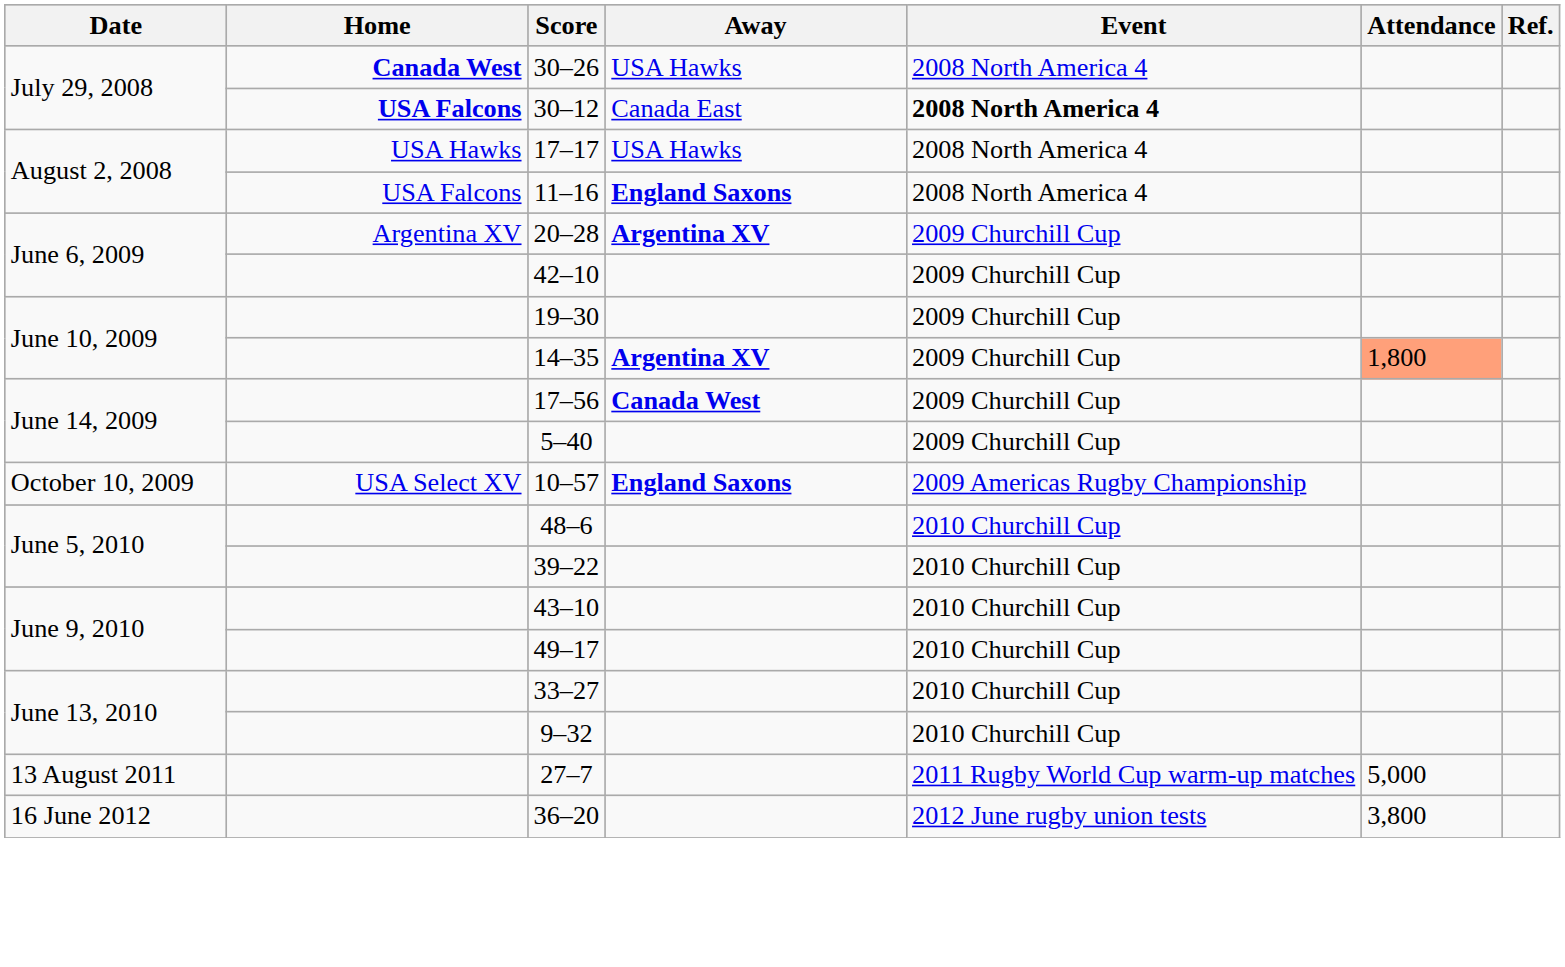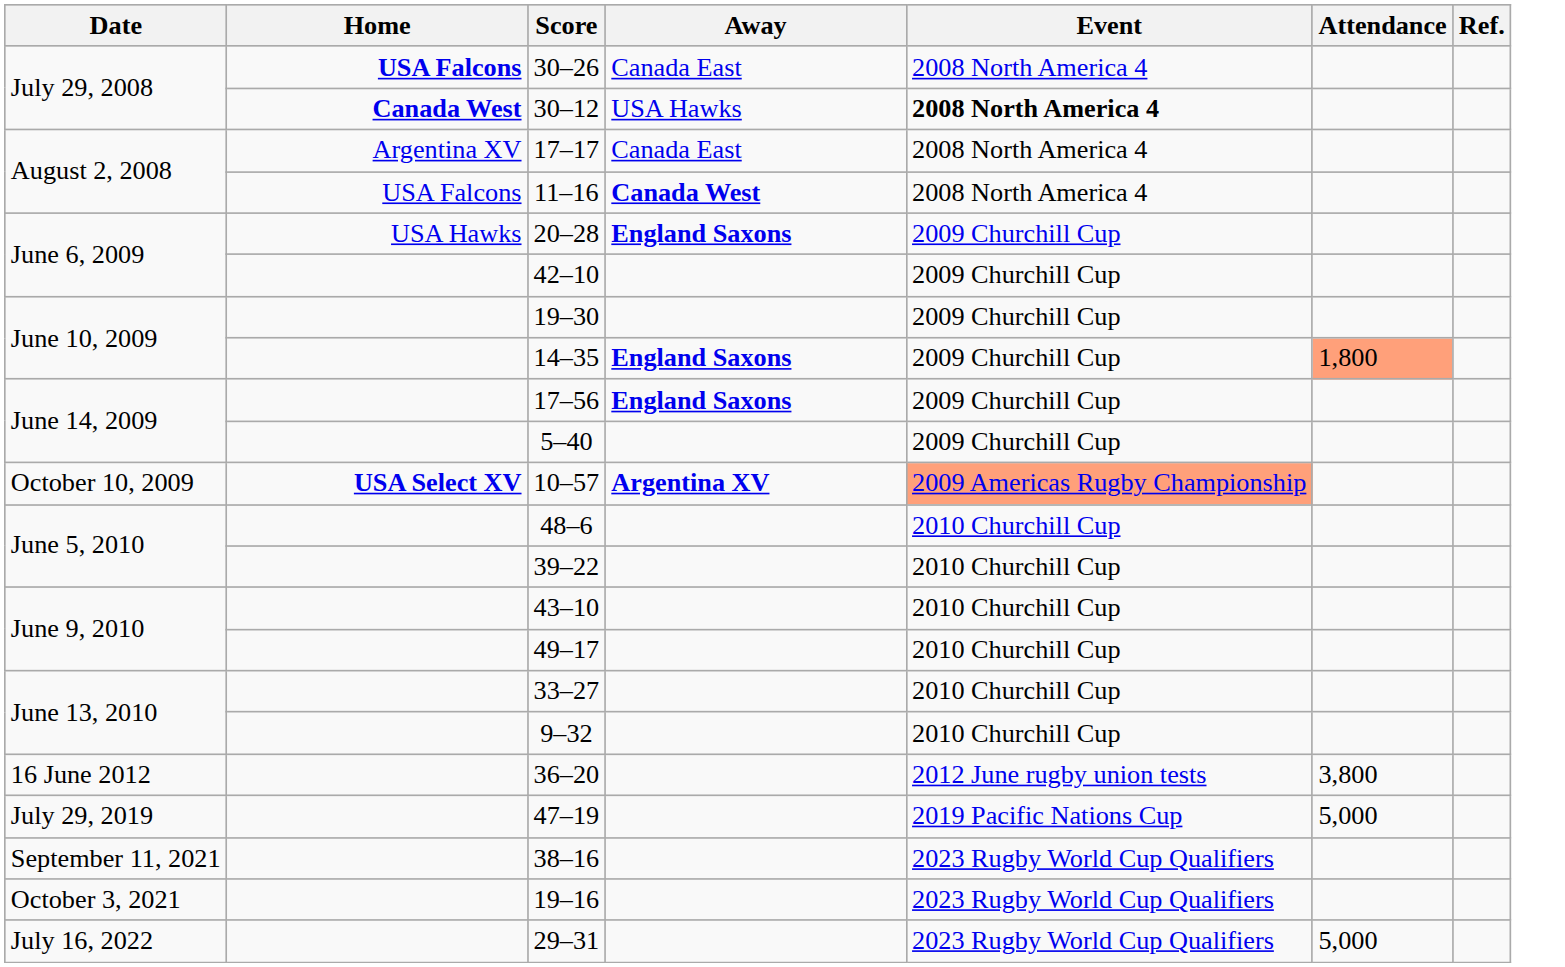(447, 66) Canada West -> (450, 66) USA Falcons
(677, 66) USA Hawks -> (677, 66) Canada East
(450, 108) USA Falcons -> (447, 108) Canada West
(677, 108) Canada East -> (677, 108) USA Hawks
(456, 150) USA Hawks -> (447, 150) Argentina XV
(677, 150) USA Hawks -> (677, 150) Canada East
(701, 191) England Saxons -> (686, 191) Canada West
(447, 233) Argentina XV -> (456, 233) USA Hawks
(690, 233) Argentina XV -> (701, 233) England Saxons
(690, 358) Argentina XV -> (701, 358) England Saxons
(686, 399) Canada West -> (701, 399) England Saxons
(438, 483) normal -> (438, 483) bold
(701, 483) England Saxons -> (690, 483) Argentina XV
(1109, 483) no background -> (1109, 483) lightsalmon background
- row: (566, 774)
+ row: (566, 815)
+ row: (566, 857)
+ row: (566, 899)
+ row: (566, 940)
